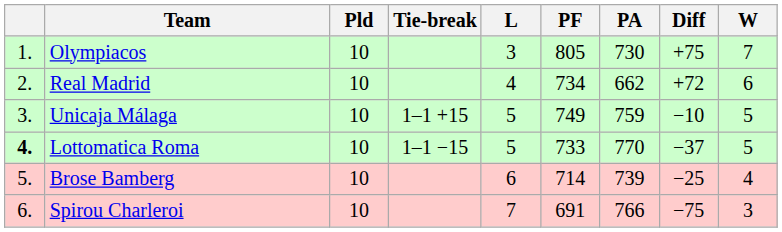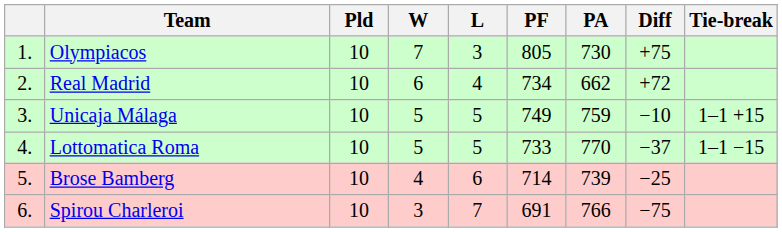columns swapped: (748, 20) <-> (435, 20)
(25, 147) bold -> (25, 147) normal
